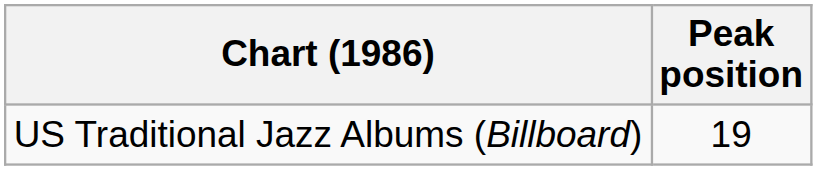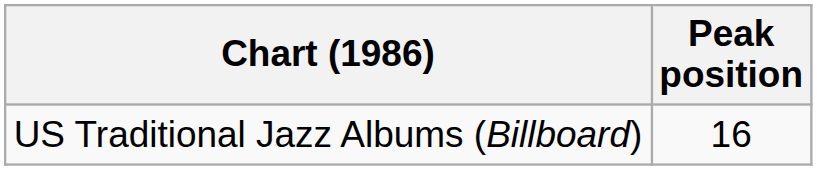(731, 134) 19 -> (731, 134) 16
